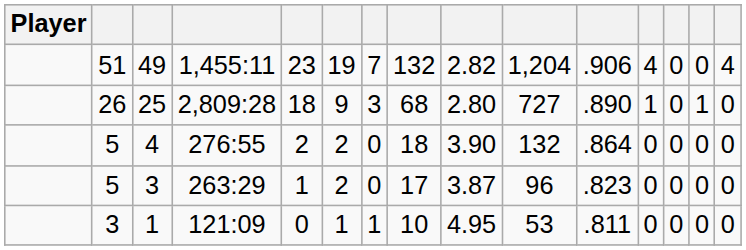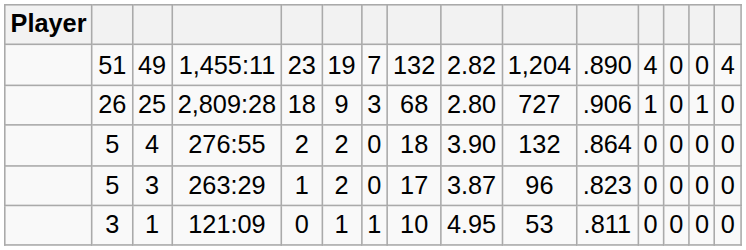(607, 64) .906 -> (607, 64) .890
(607, 104) .890 -> (607, 104) .906
